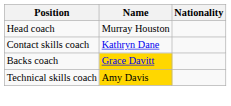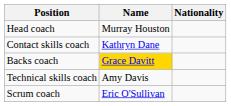(125, 77) gold background -> (125, 77) no background
+ row: (33, 93)
